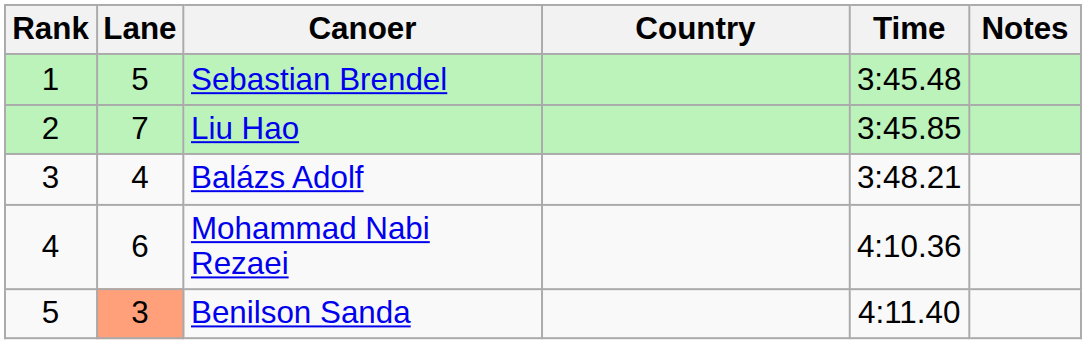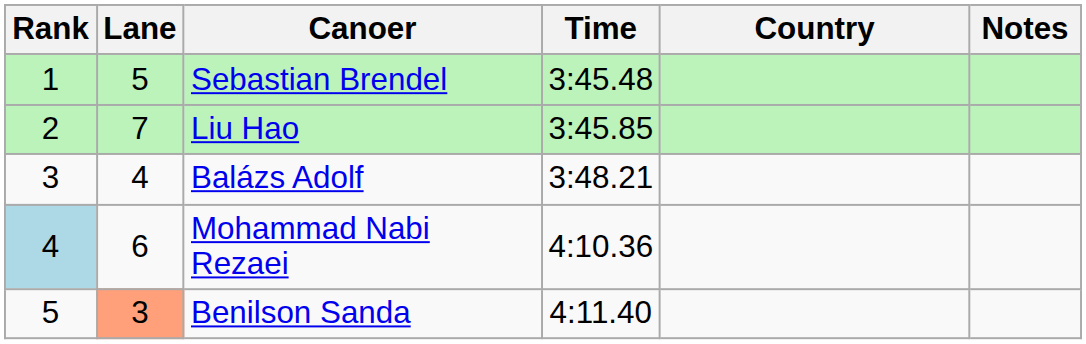columns swapped: (695, 29) <-> (909, 29)
(51, 245) no background -> (51, 245) lightblue background
